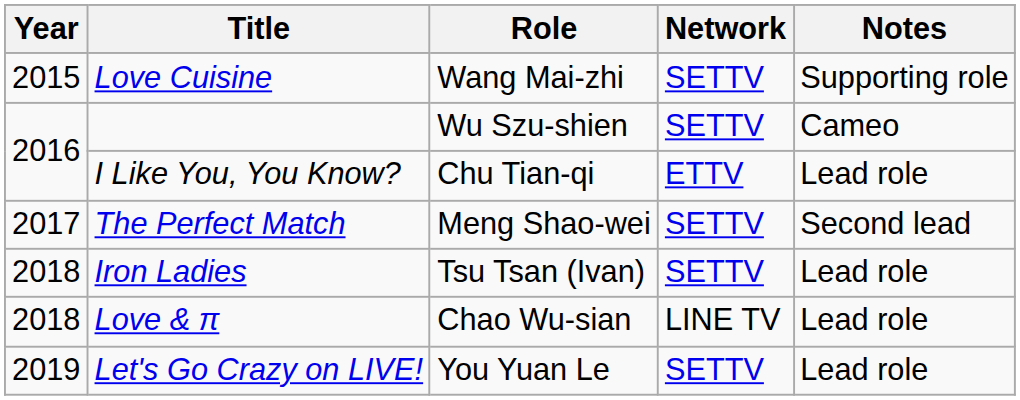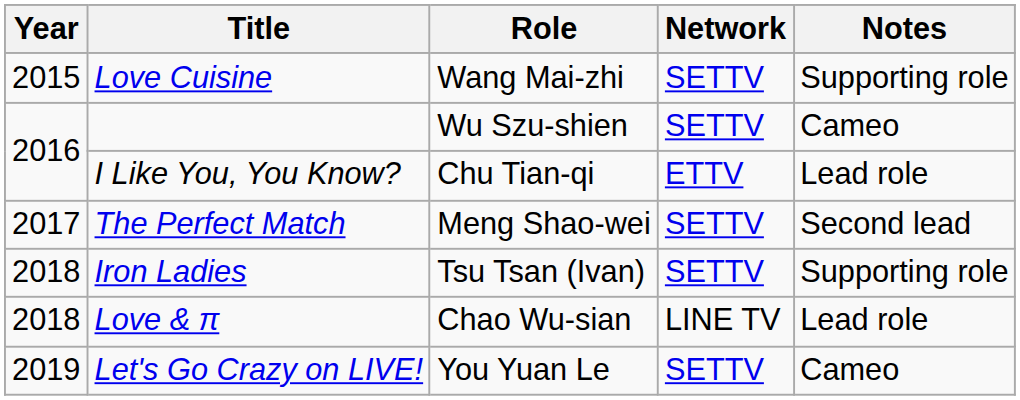(864, 272) Lead role -> (904, 272) Supporting role
(864, 369) Lead role -> (850, 369) Cameo
